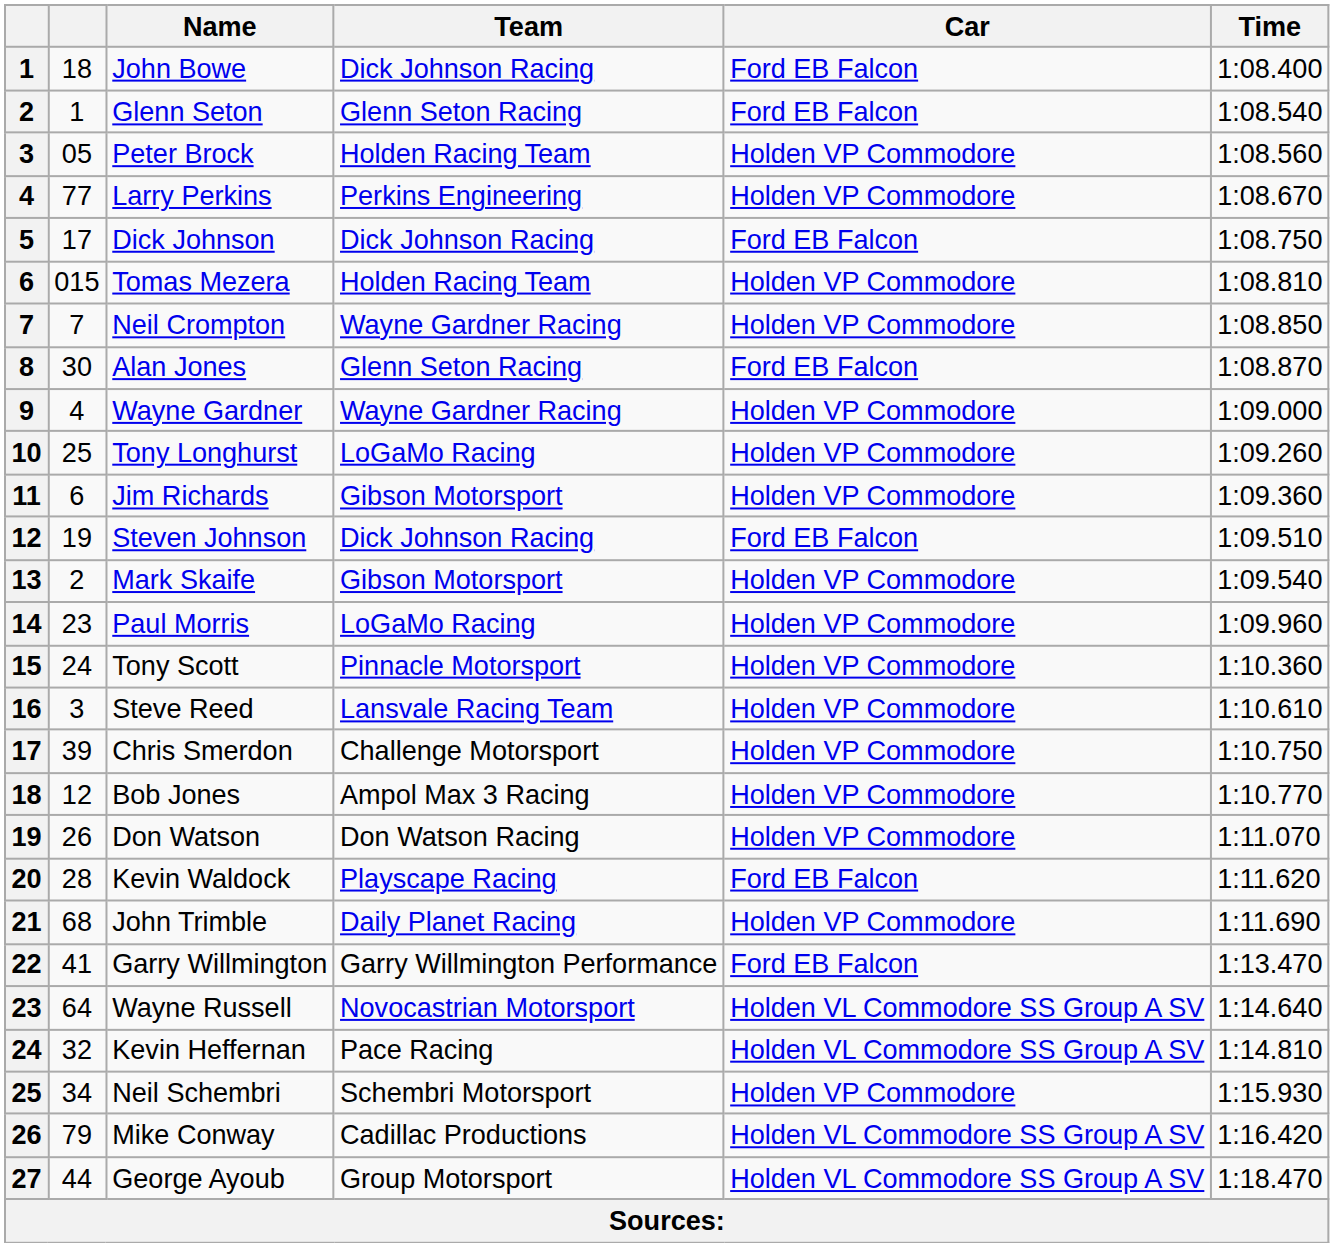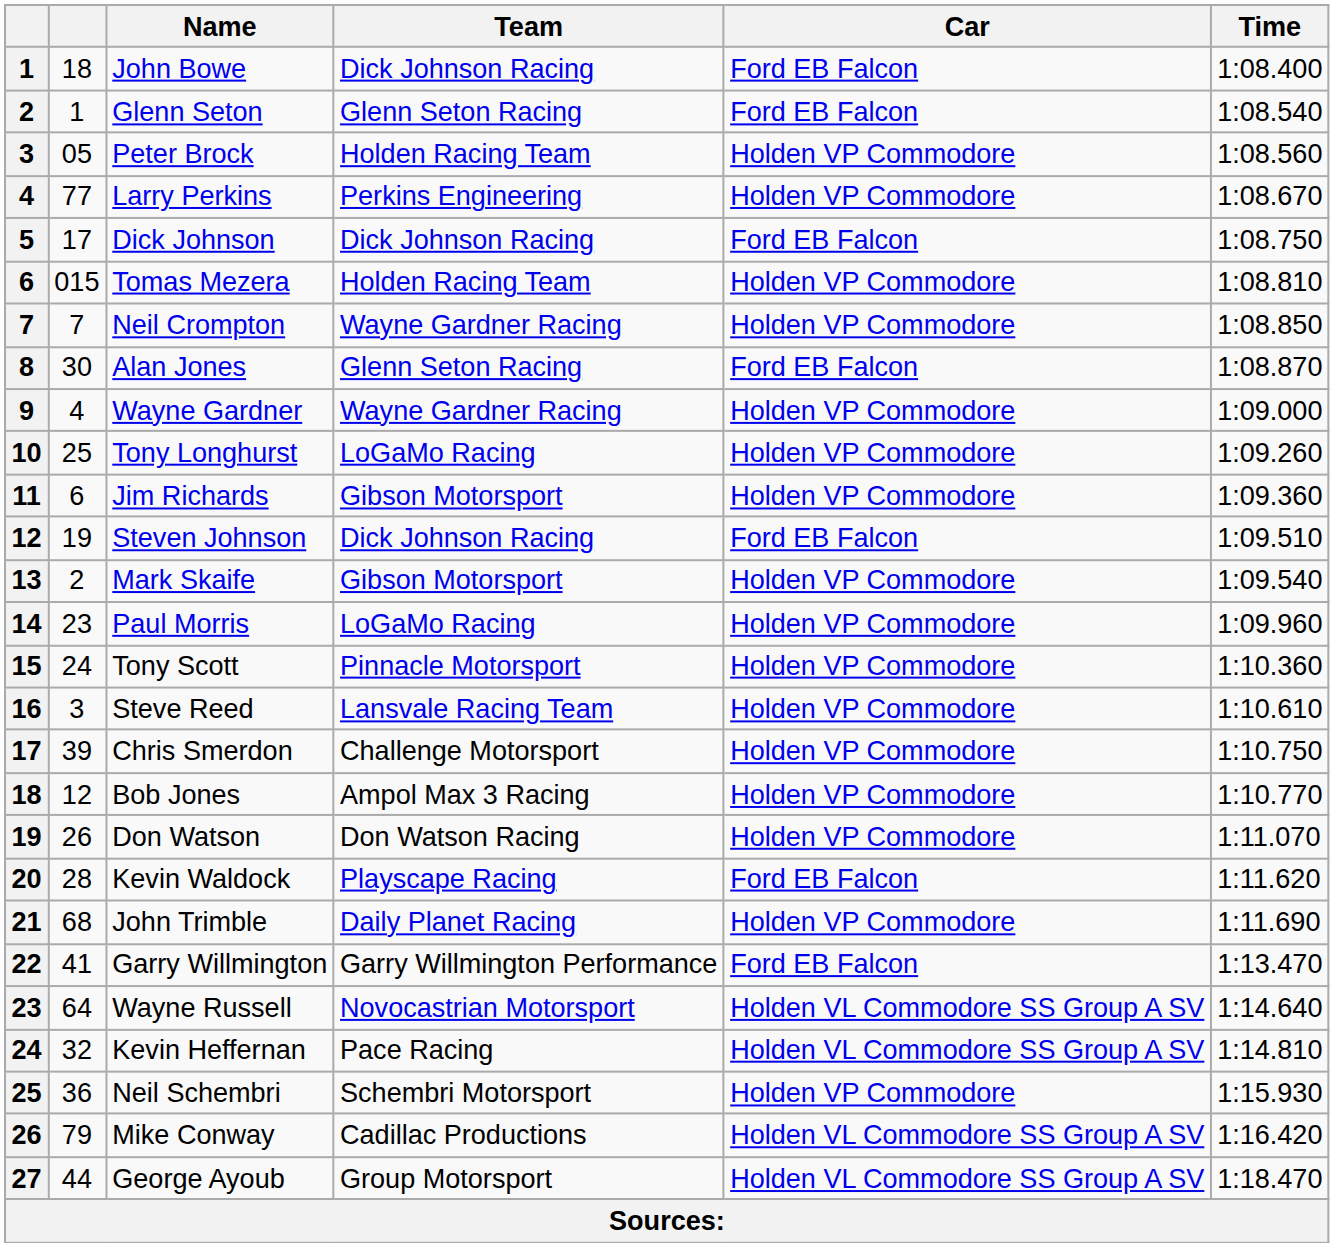(77, 1092) 34 -> (77, 1092) 36
